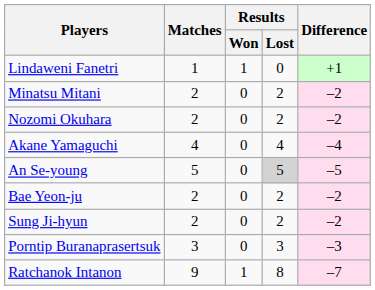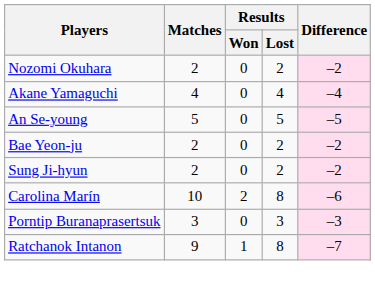- row: (63, 68)
- row: (54, 93)
(280, 170) lightgrey background -> (280, 119) no background
+ row: (54, 195)
